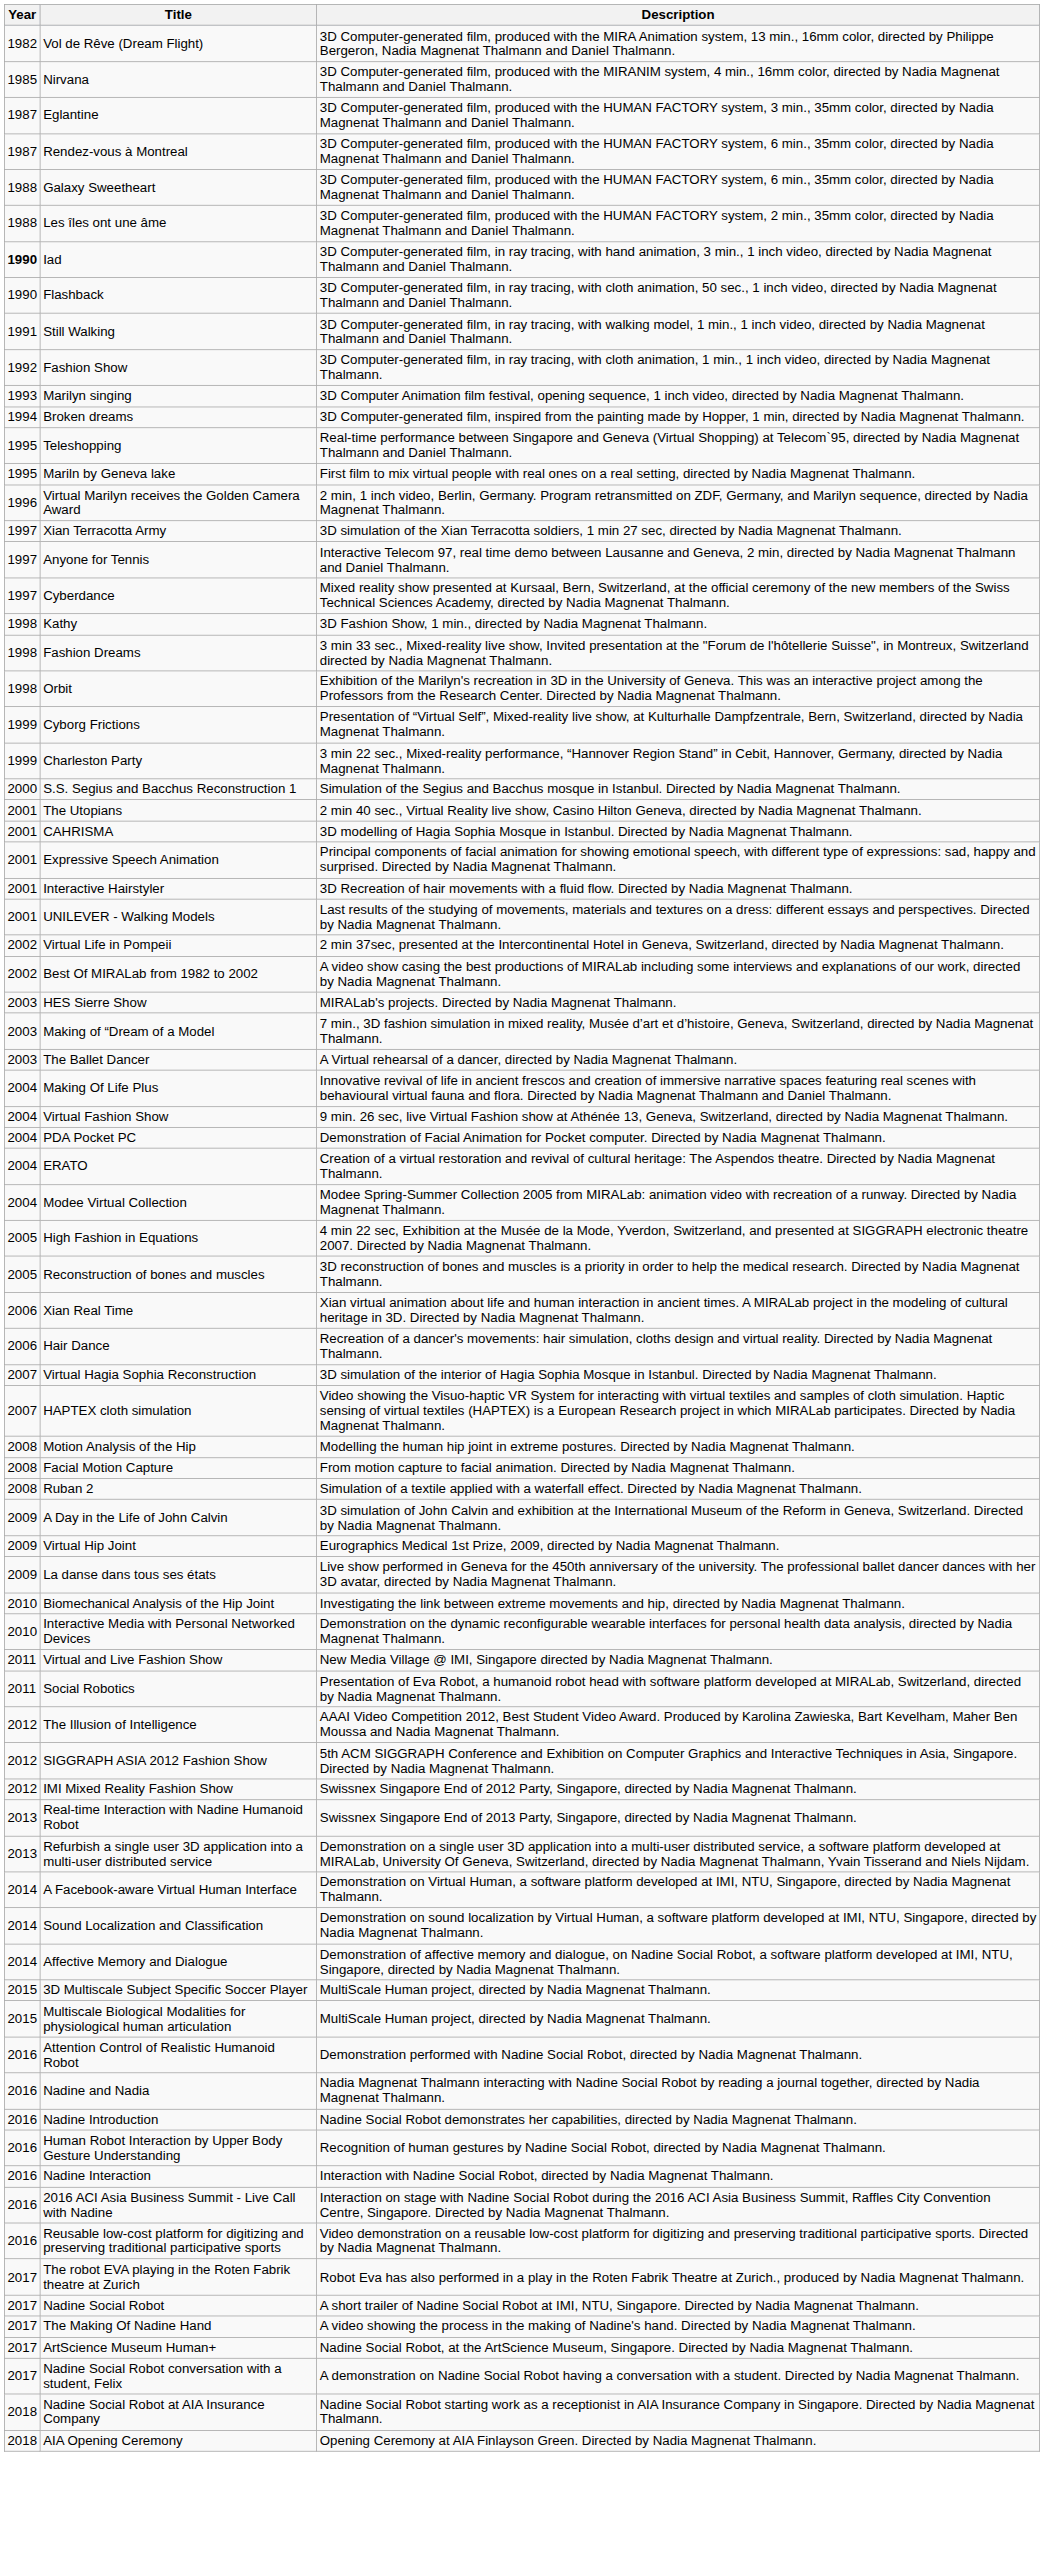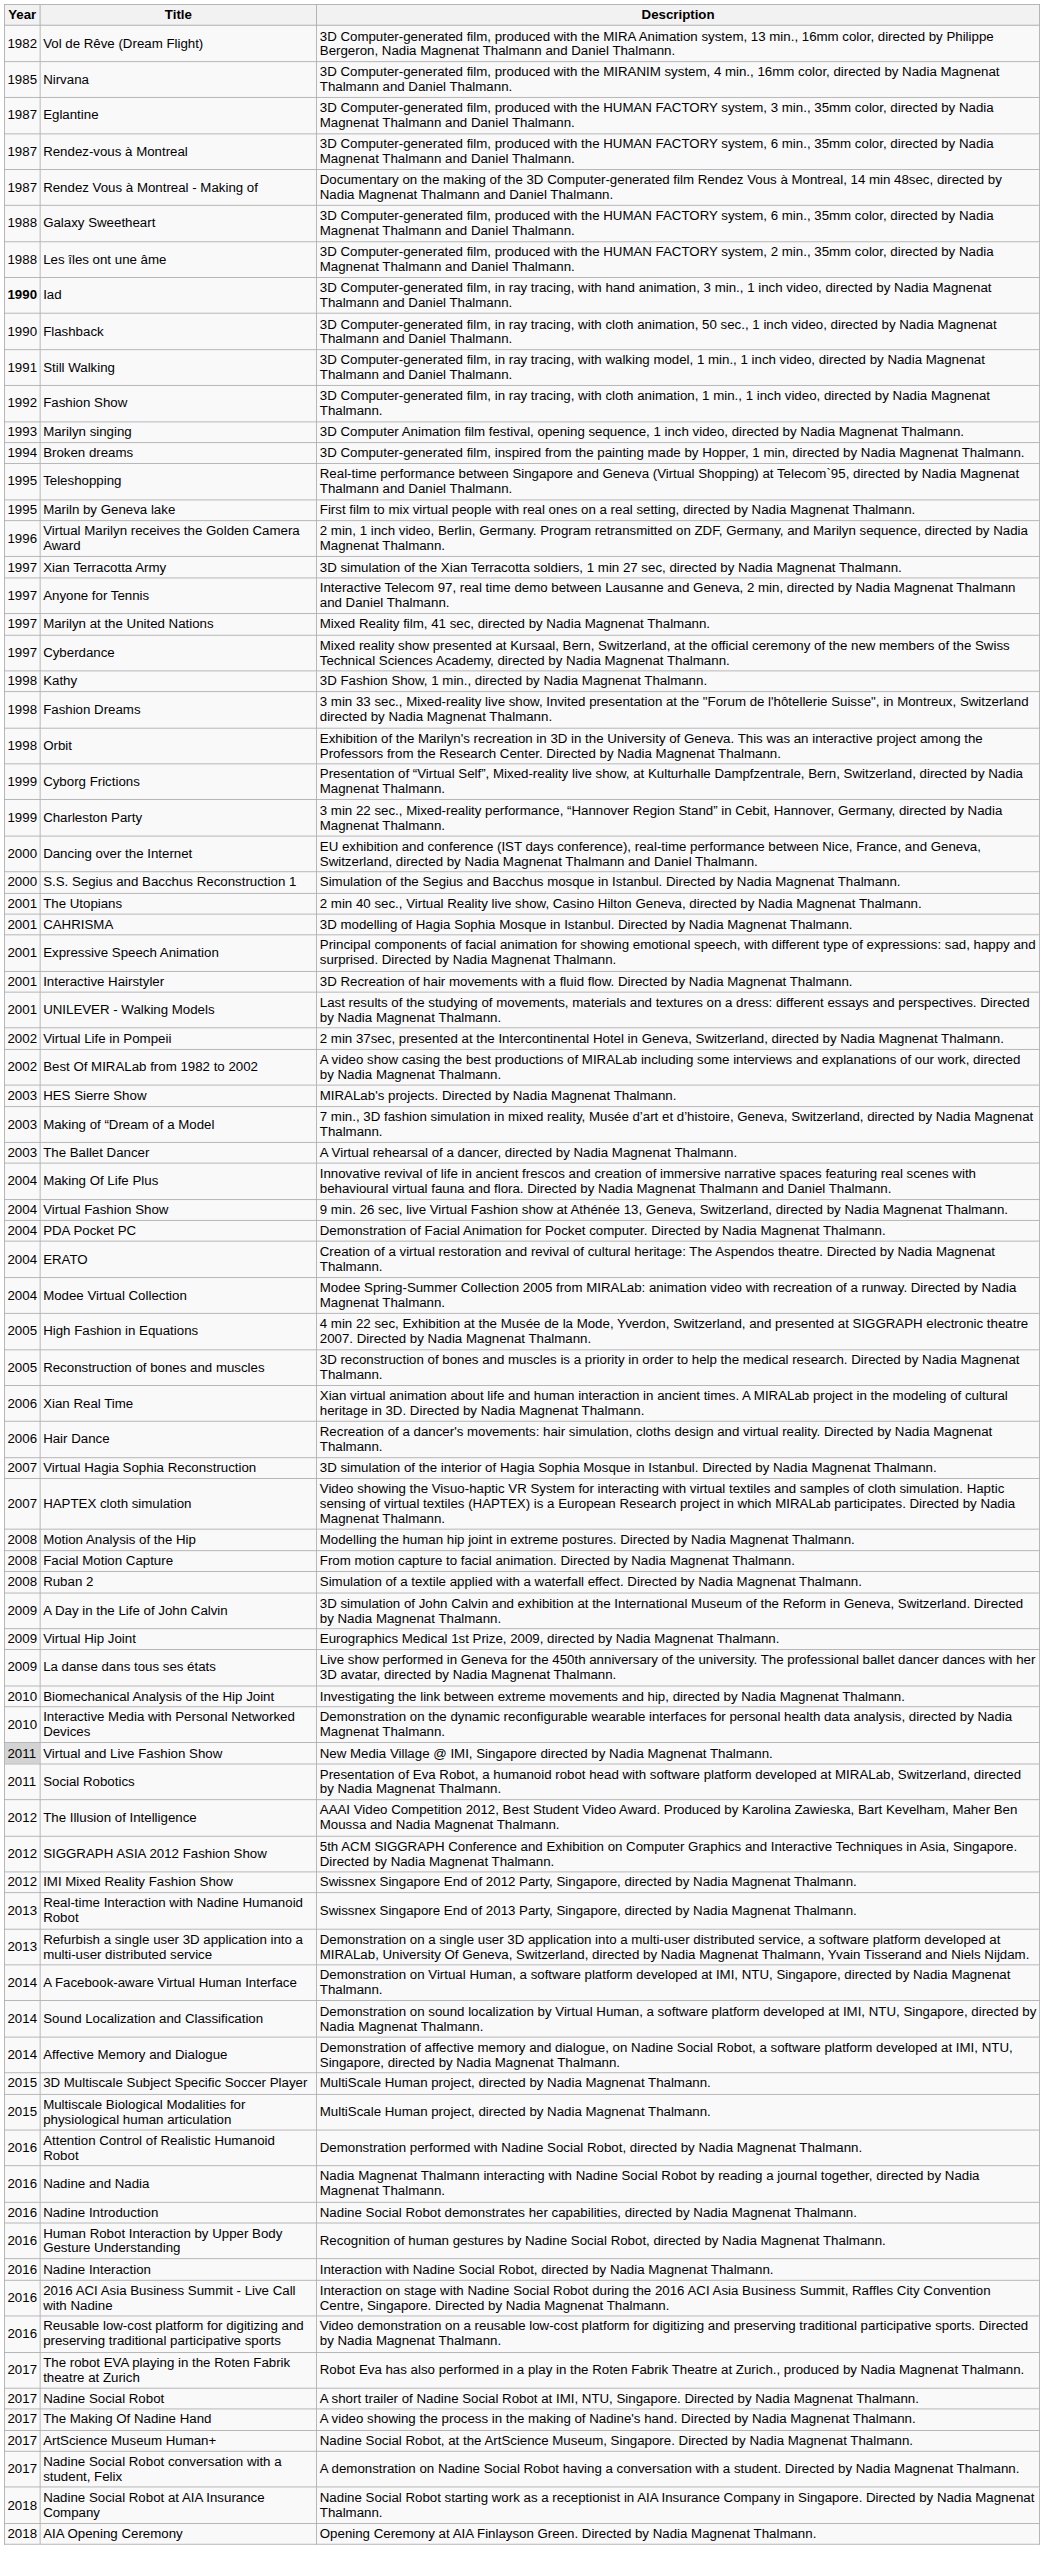+ row: (151, 187)
+ row: (128, 624)
+ row: (118, 853)
(22, 1660) no background -> (22, 1753) lightgrey background
